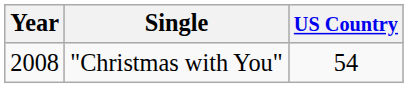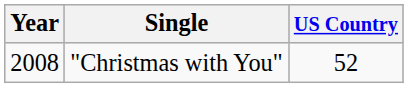(346, 62) 54 -> (346, 62) 52
